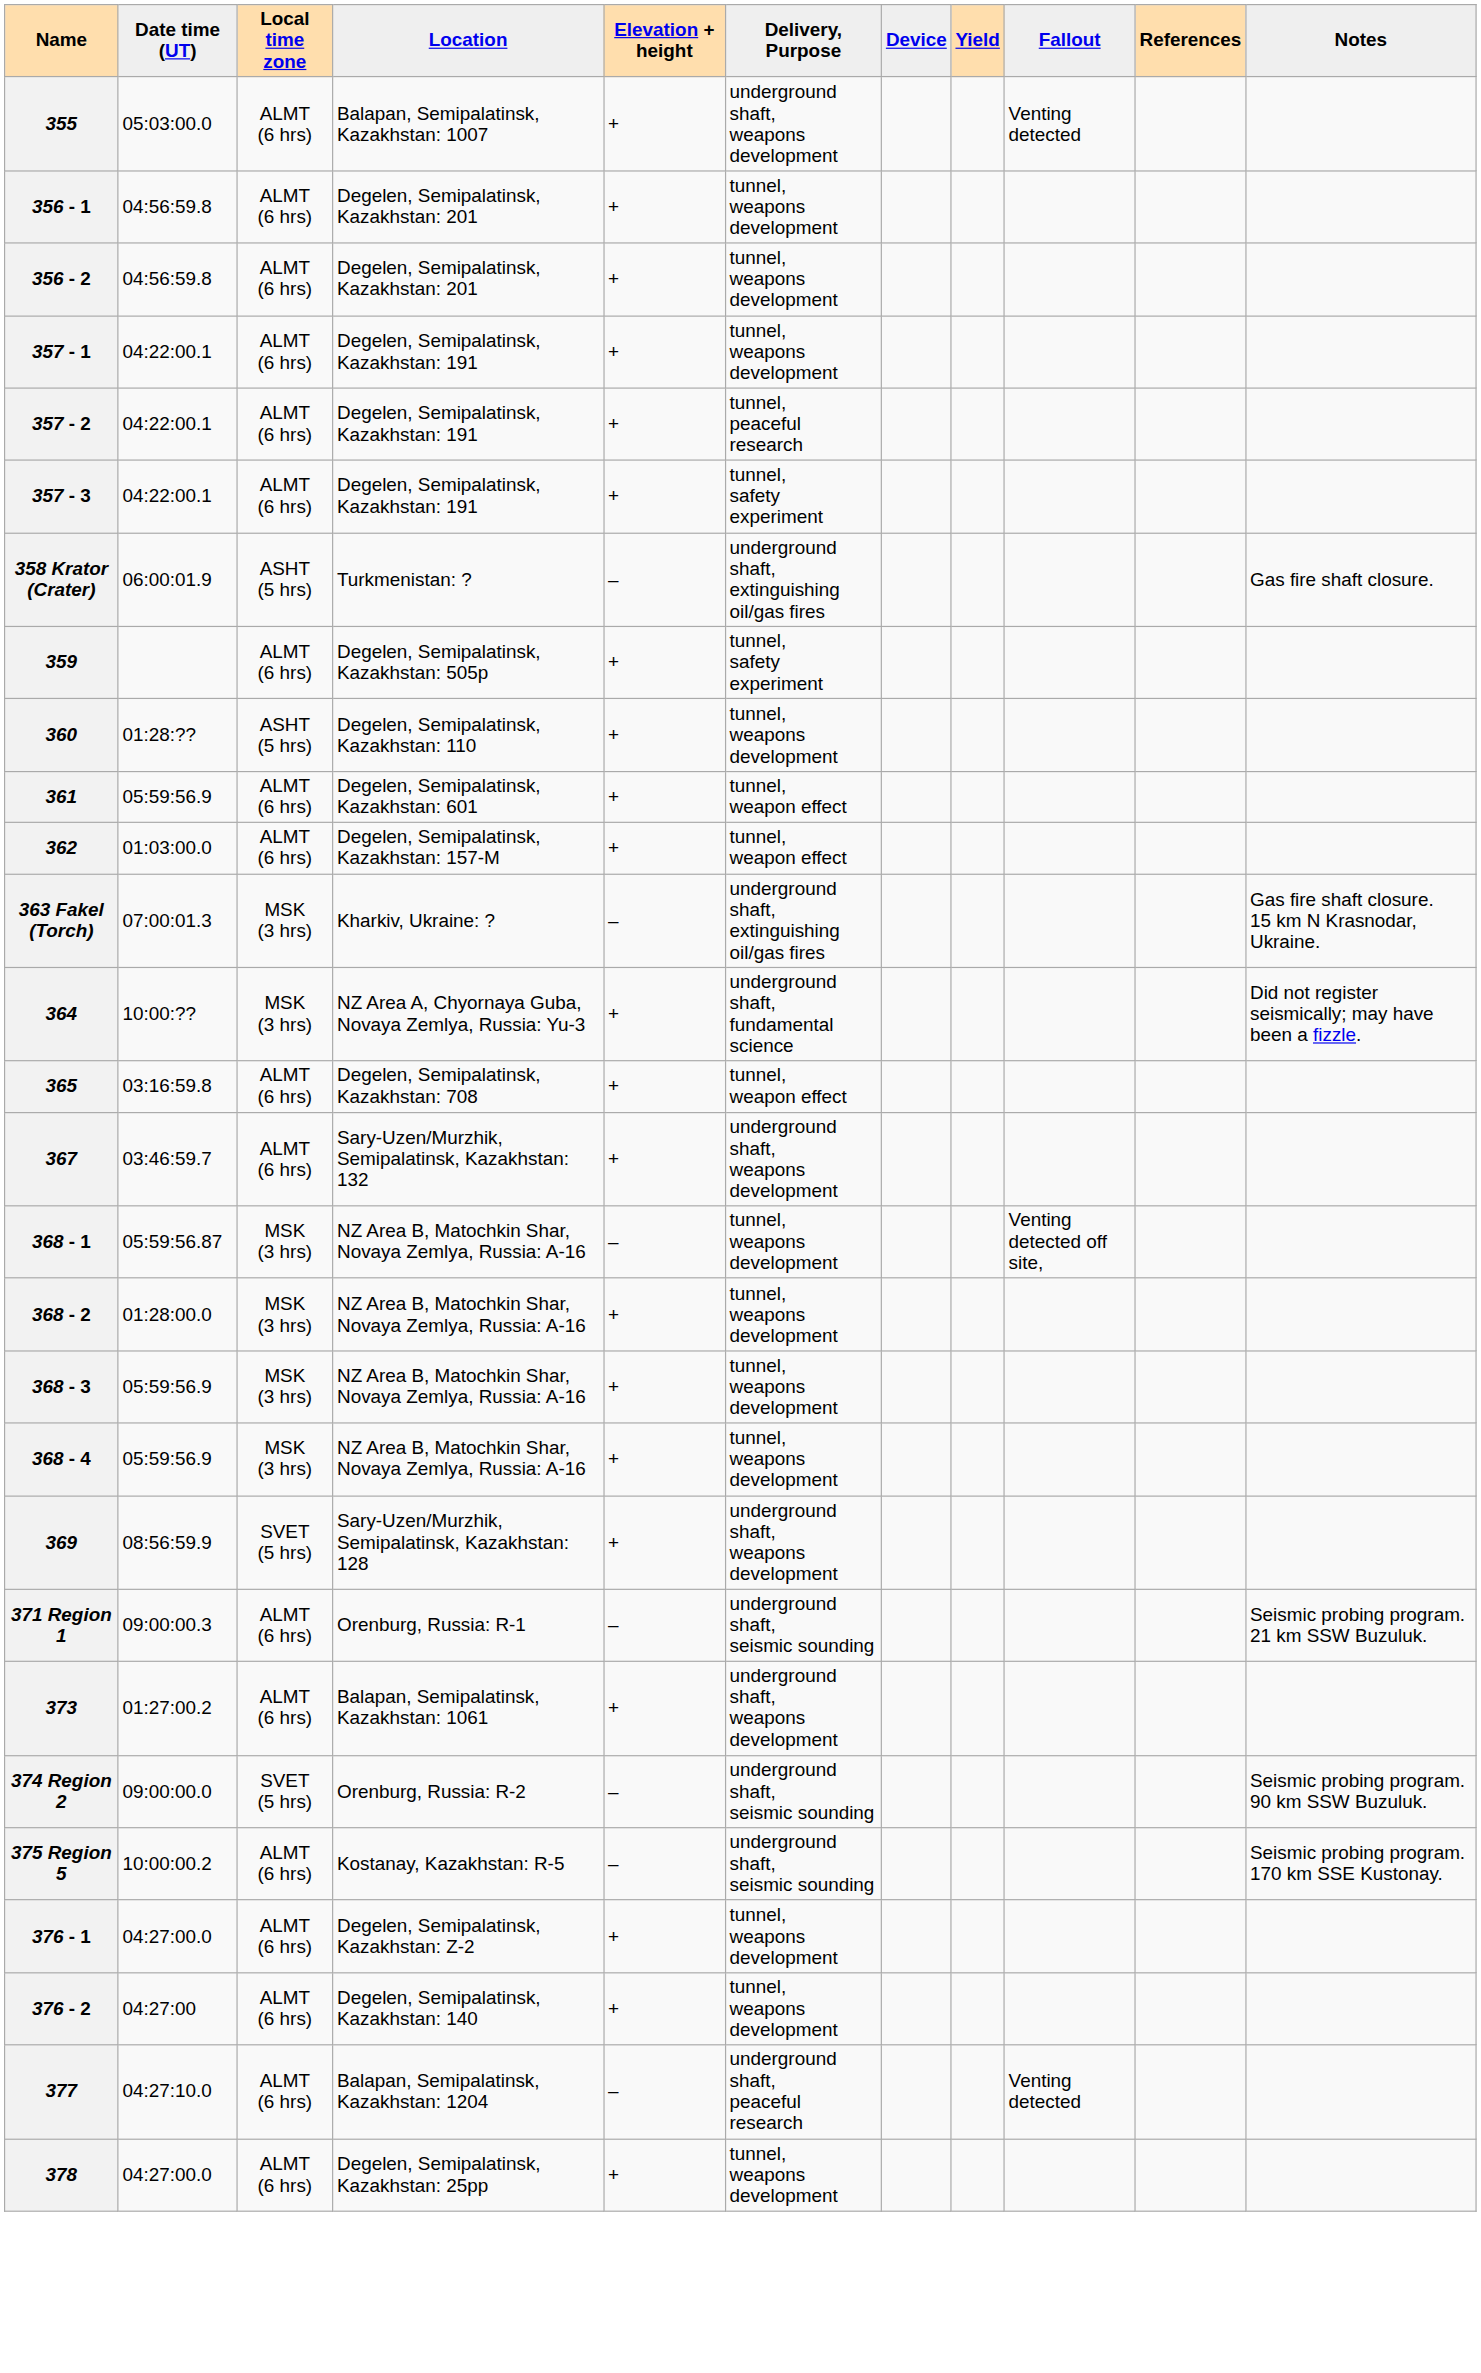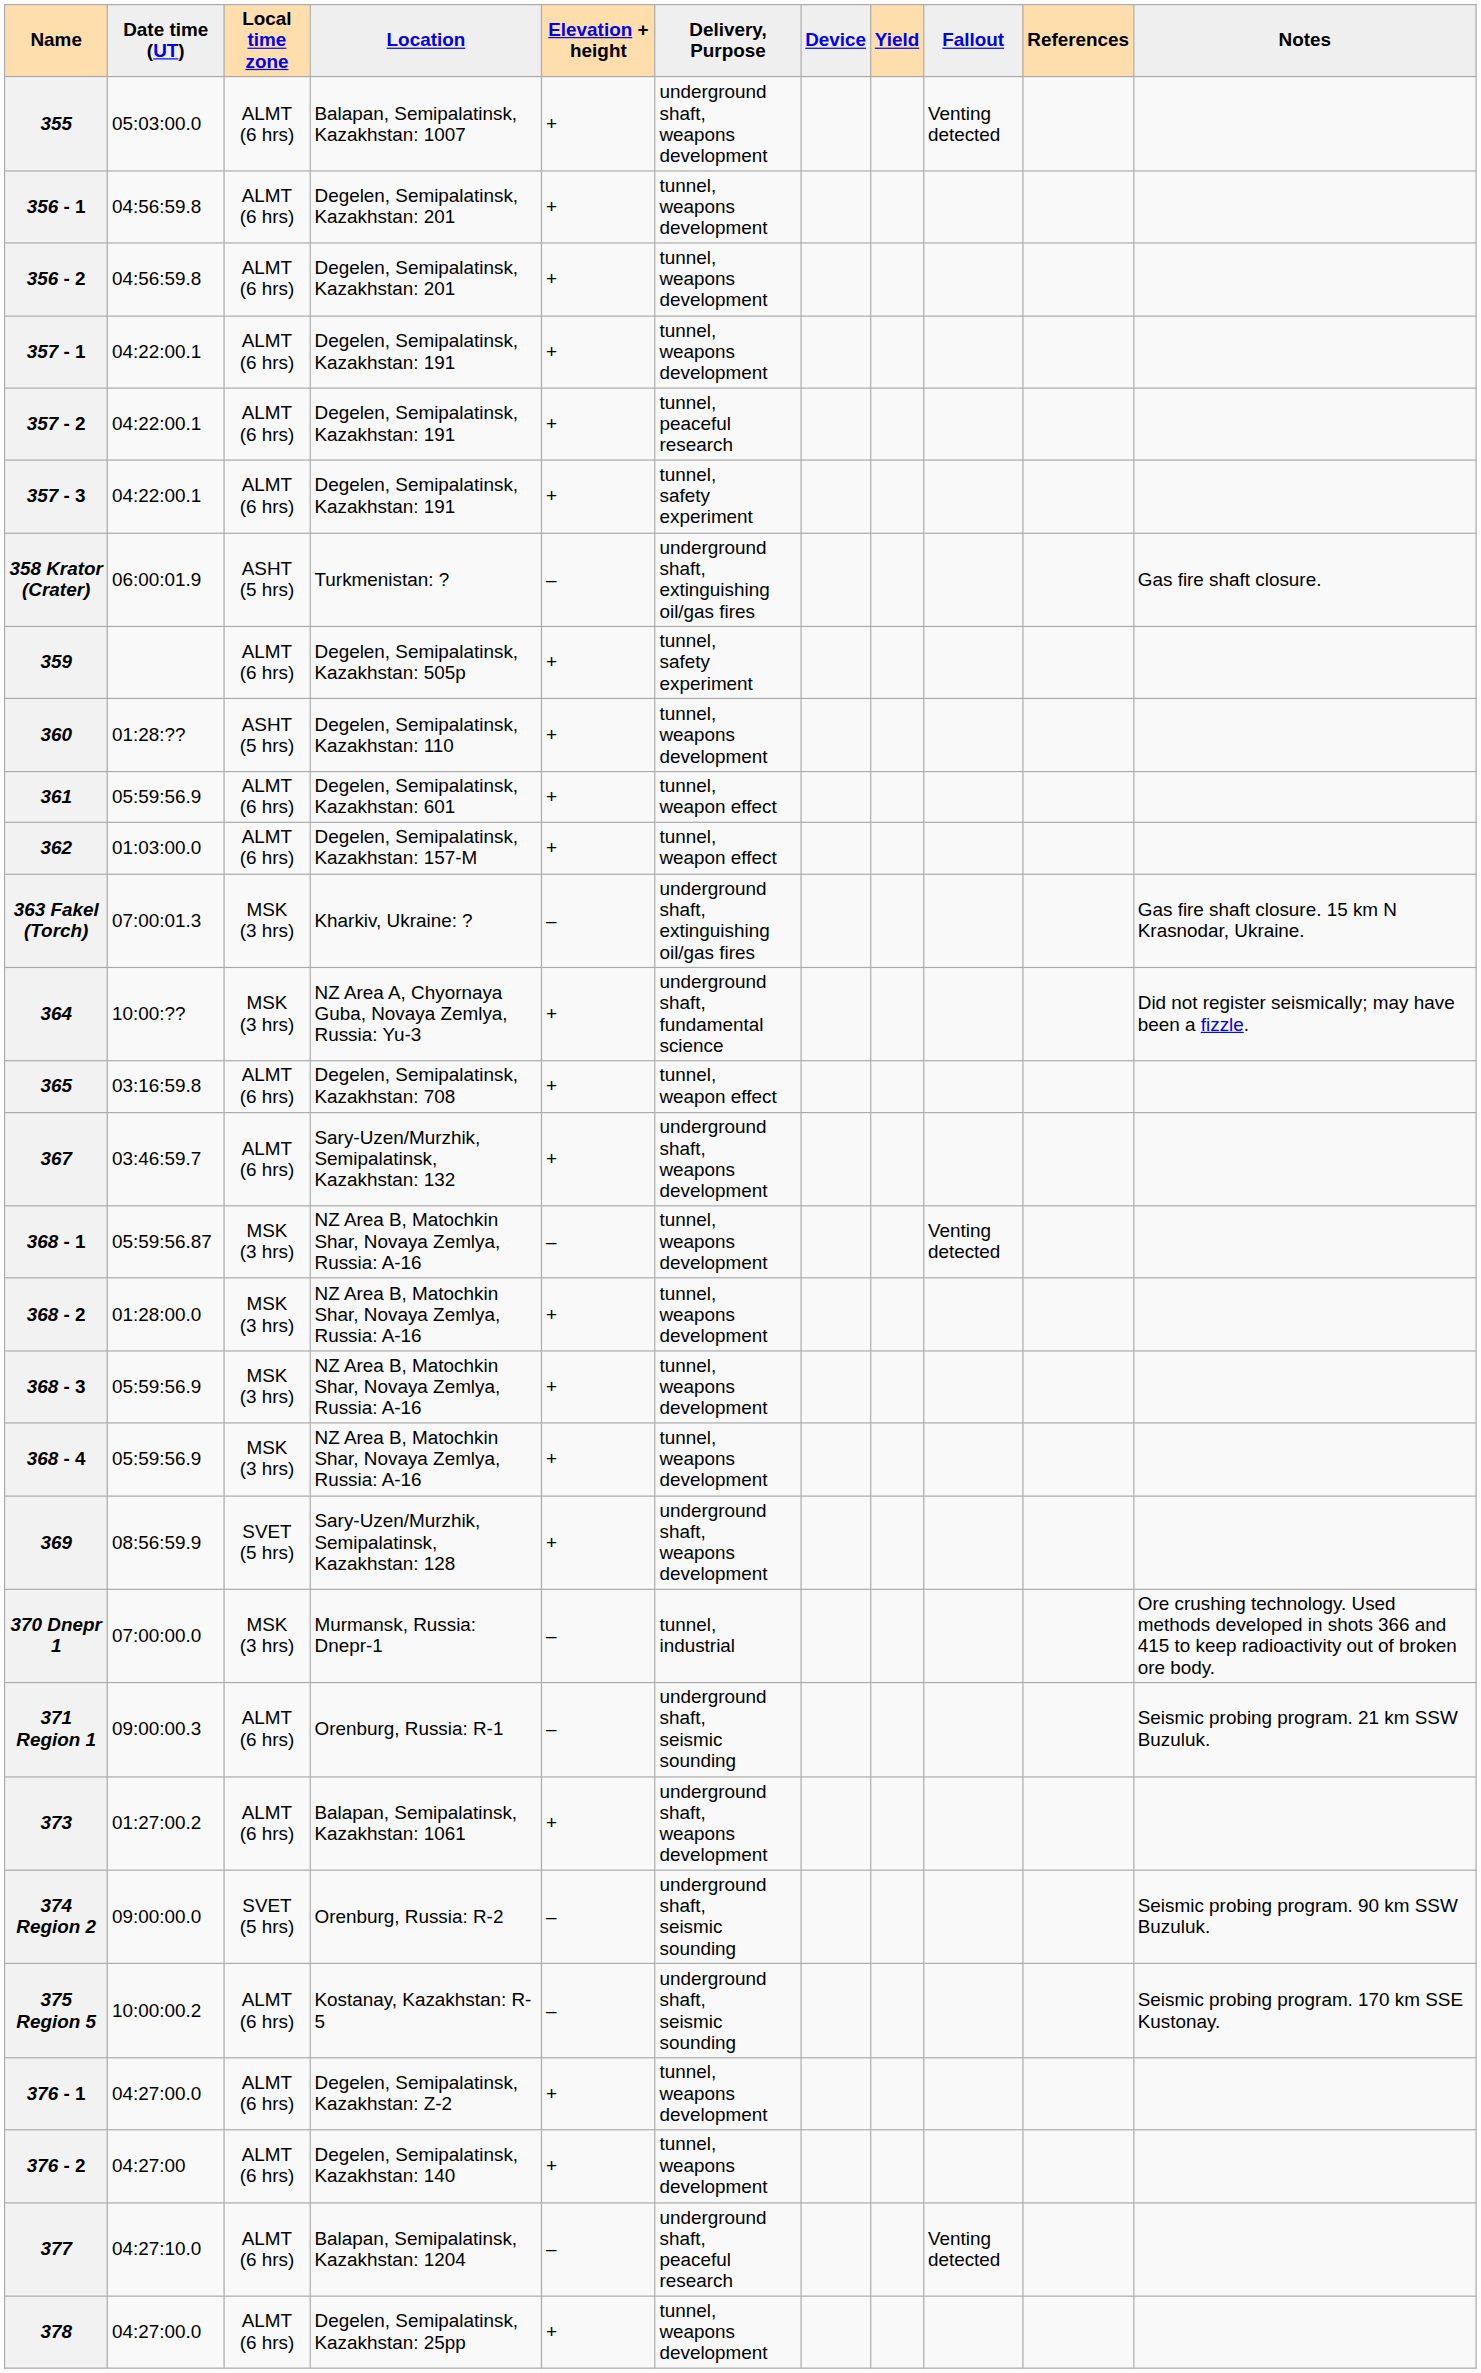(1058, 1241) Venting detected off site, -> (964, 1241) Venting detected
+ row: (56, 1635)
